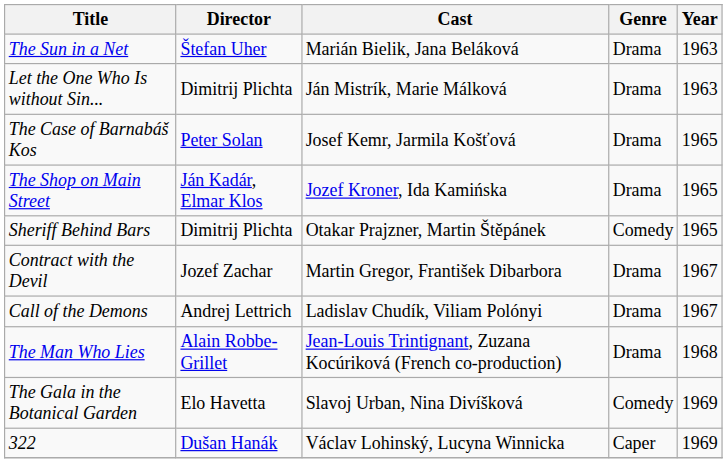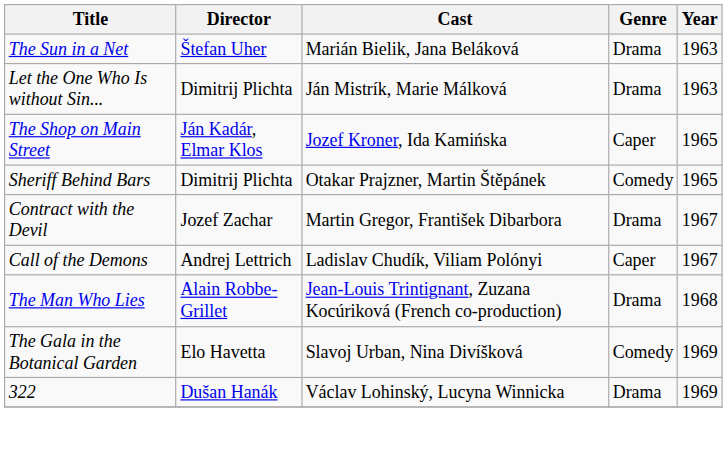- row: (89, 140)
(637, 190) Drama -> (634, 140) Caper
(637, 311) Drama -> (634, 260) Caper
(634, 442) Caper -> (637, 391) Drama
